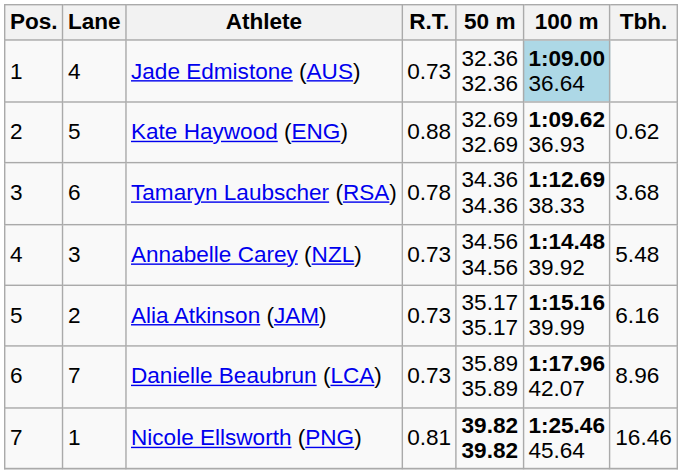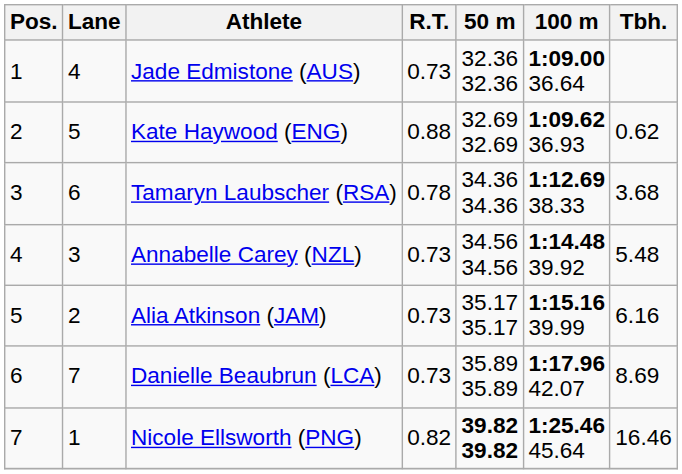(567, 70) lightblue background -> (567, 70) no background
(637, 376) 8.96 -> (637, 376) 8.69
(429, 437) 0.81 -> (429, 437) 0.82
